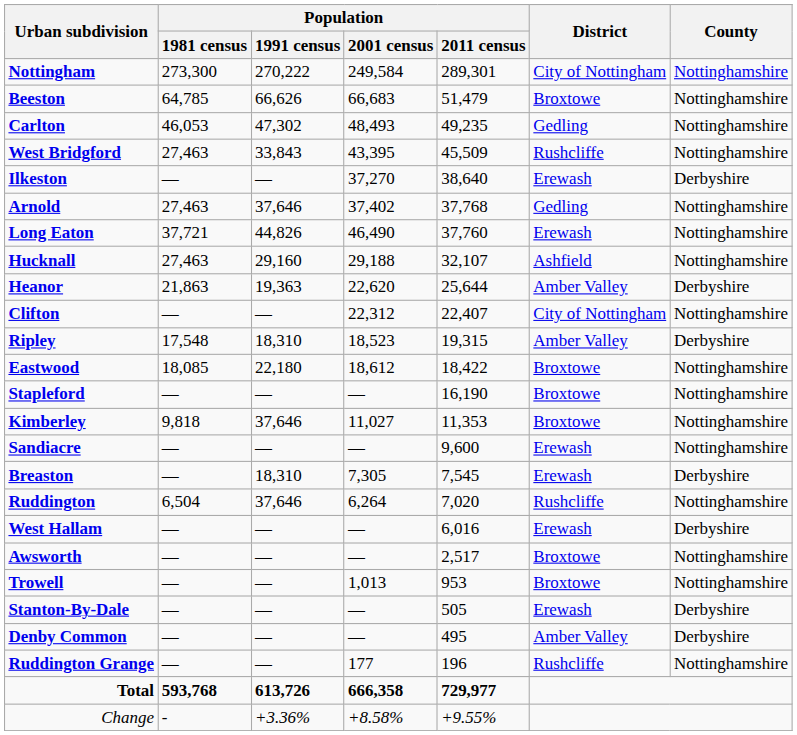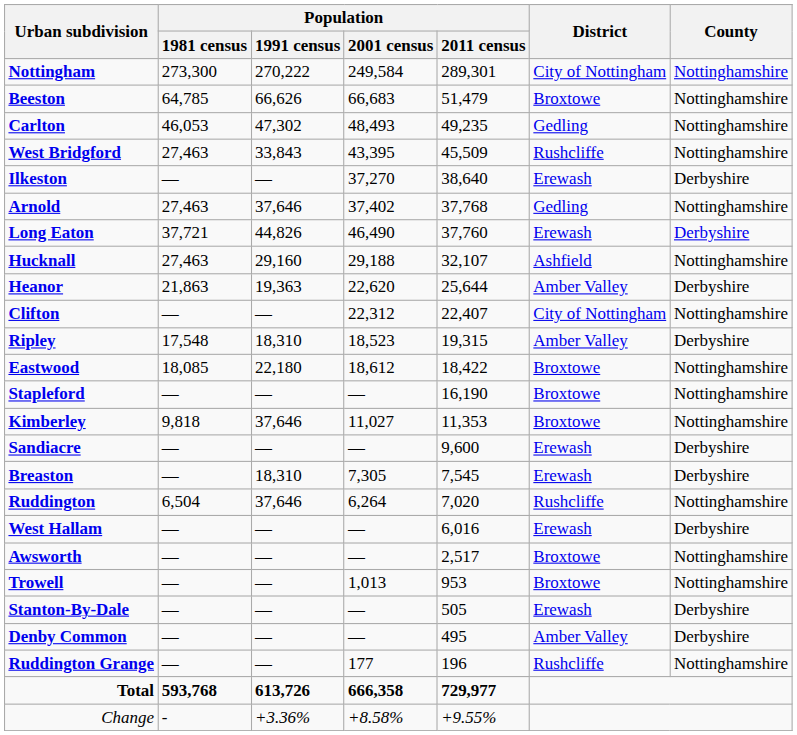(731, 233) Nottinghamshire -> (712, 233) Derbyshire
(731, 448) Nottinghamshire -> (712, 448) Derbyshire
